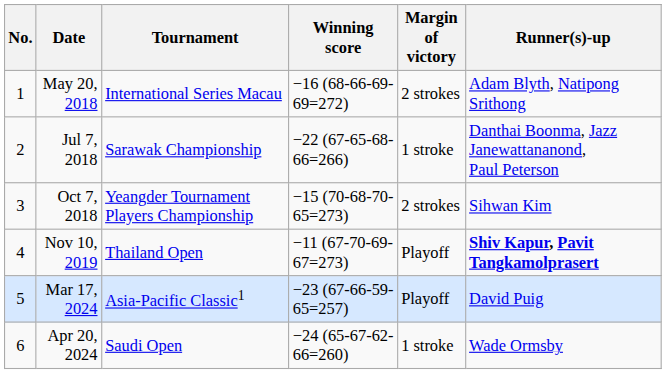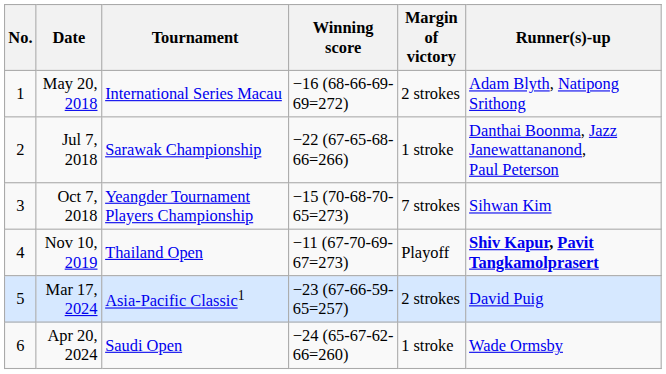(431, 206) 2 strokes -> (431, 206) 7 strokes
(425, 299) Playoff -> (431, 299) 2 strokes
